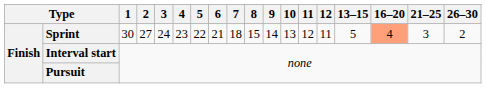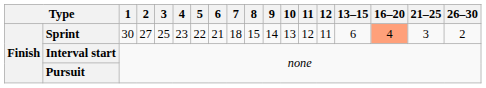(164, 33) 24 -> (164, 33) 25
(353, 33) 5 -> (353, 33) 6
